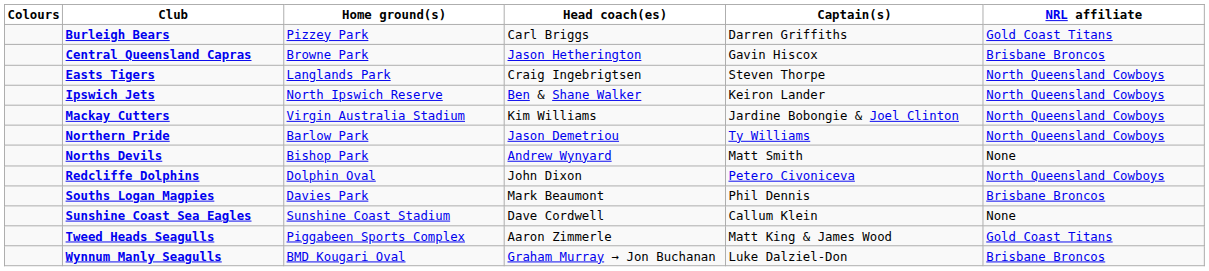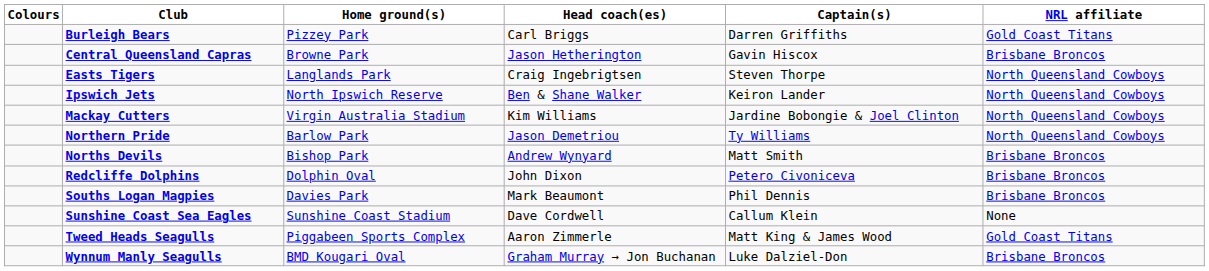(1001, 155) None -> (1046, 155) Brisbane Broncos
(1075, 176) North Queensland Cowboys -> (1046, 176) Brisbane Broncos
